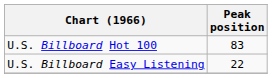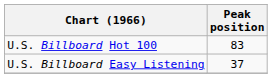(237, 64) 22 -> (237, 64) 37
